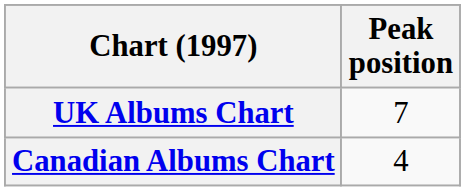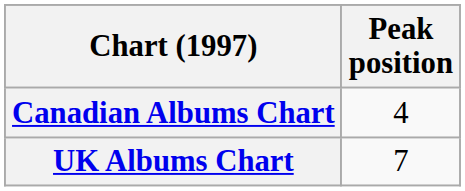rows swapped: (173, 160) <-> (173, 112)
